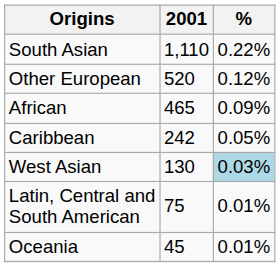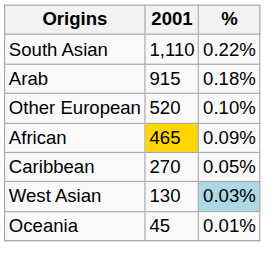+ row: (28, 78)
(244, 78) 0.12% -> (229, 108) 0.10%
(179, 108) no background -> (165, 137) gold background
(179, 137) 242 -> (165, 166) 270
- row: (82, 206)
